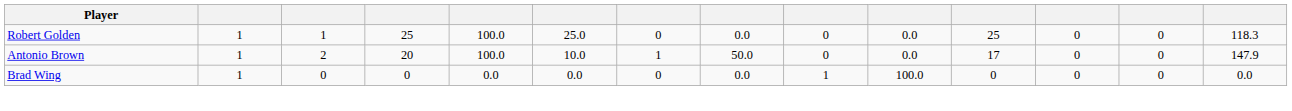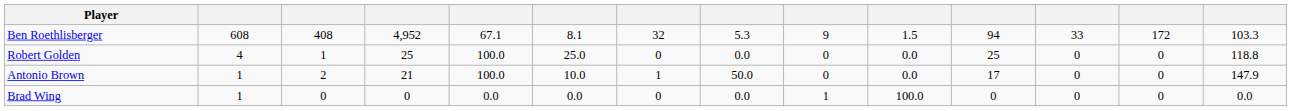+ row: (55, 35)
(240, 35) 1 -> (240, 55) 4
(1245, 35) 118.3 -> (1245, 55) 118.8
(407, 55) 20 -> (407, 75) 21
